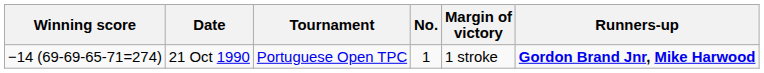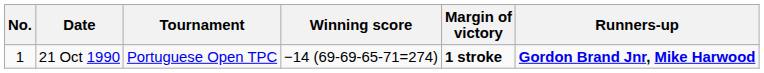columns swapped: (426, 25) <-> (85, 25)
(471, 57) normal -> (474, 57) bold
